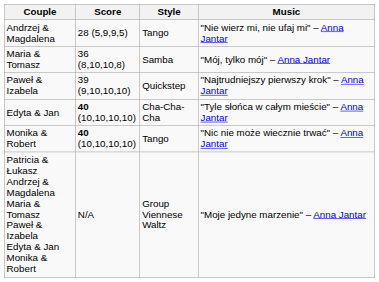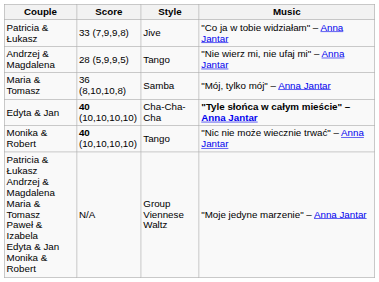+ row: (27, 33)
- row: (24, 86)
(282, 112) normal -> (276, 112) bold
